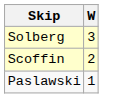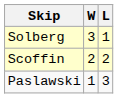+ column: (106, 16)
